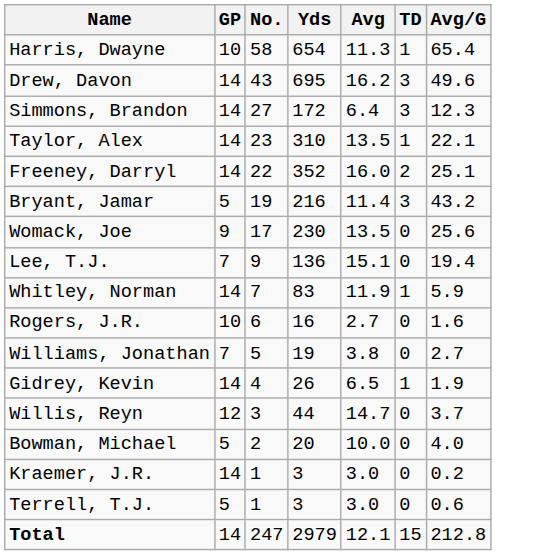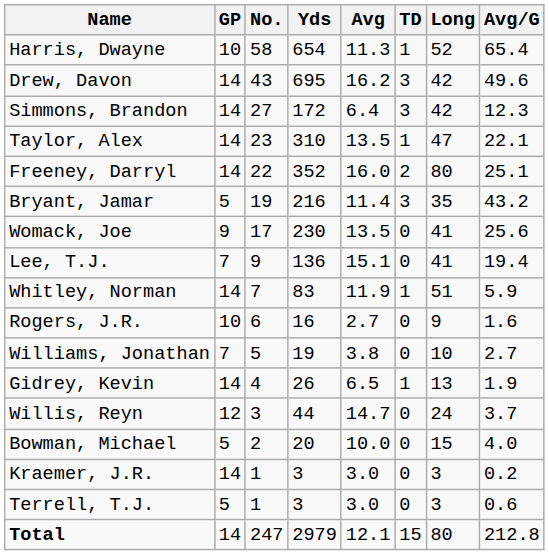+ column: (453, 20)
